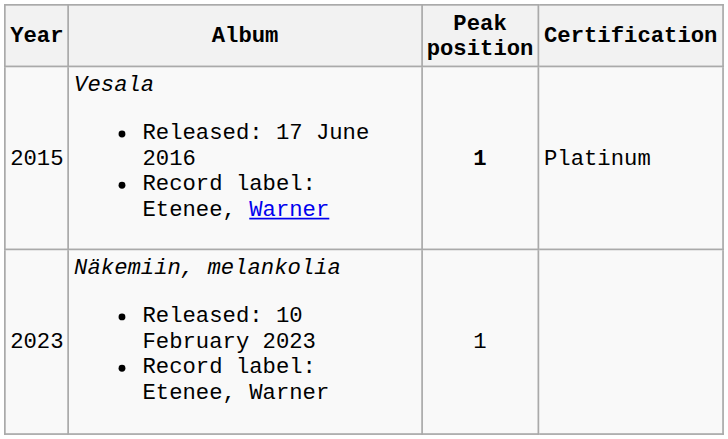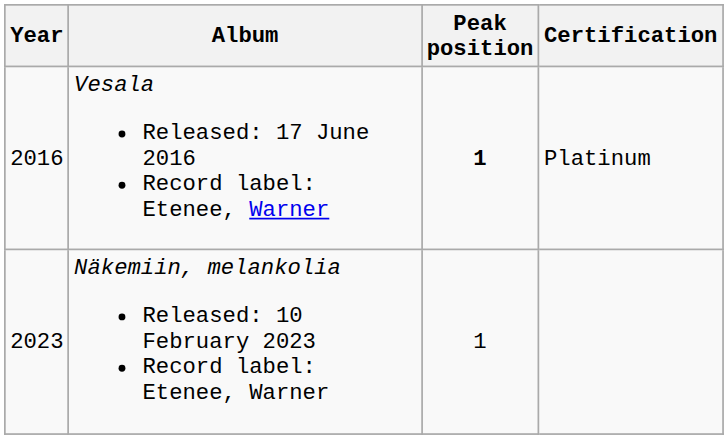(37, 158) 2015 -> (37, 158) 2016
